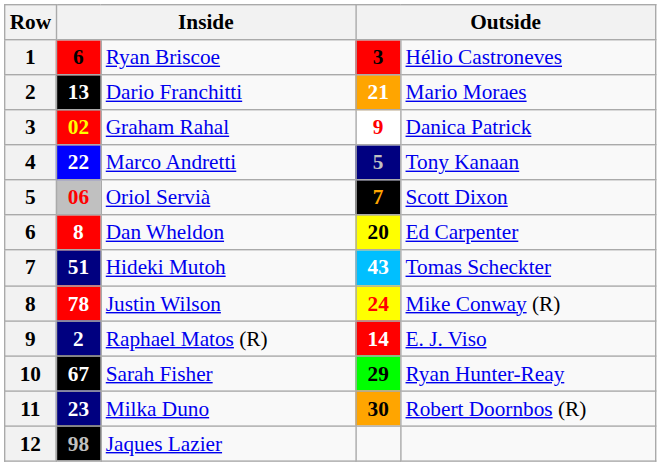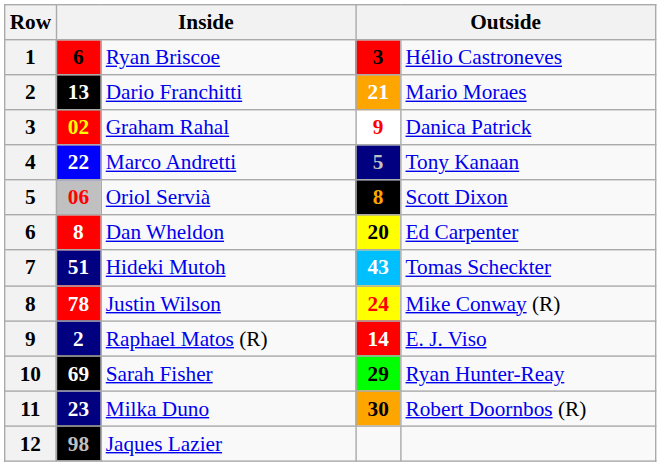(378, 197) 7 -> (378, 197) 8
(78, 373) 67 -> (78, 373) 69
